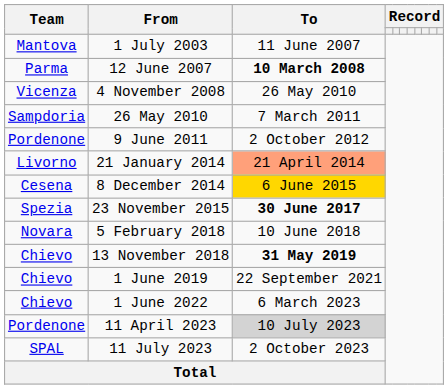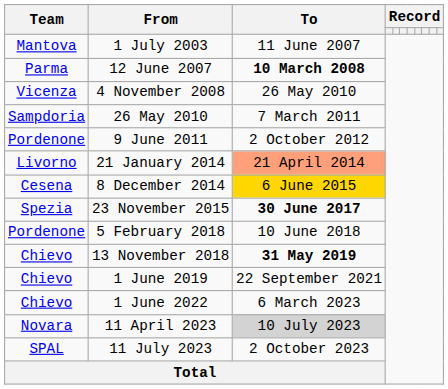(47, 233) Novara -> (47, 233) Pordenone
(47, 326) Pordenone -> (47, 326) Novara
